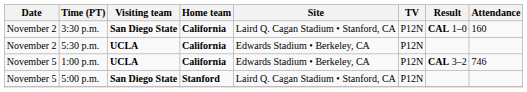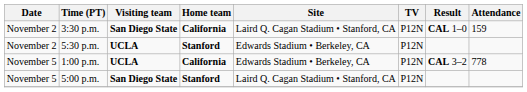(479, 29) 160 -> (479, 29) 159
(204, 46) California -> (201, 46) Stanford
(479, 62) 746 -> (479, 62) 778
